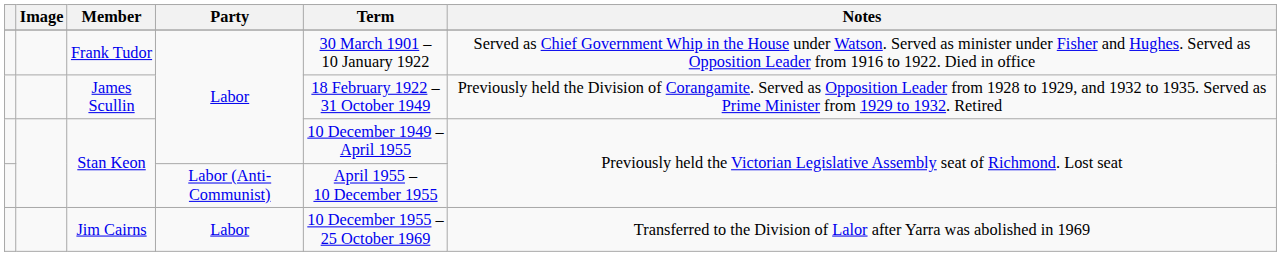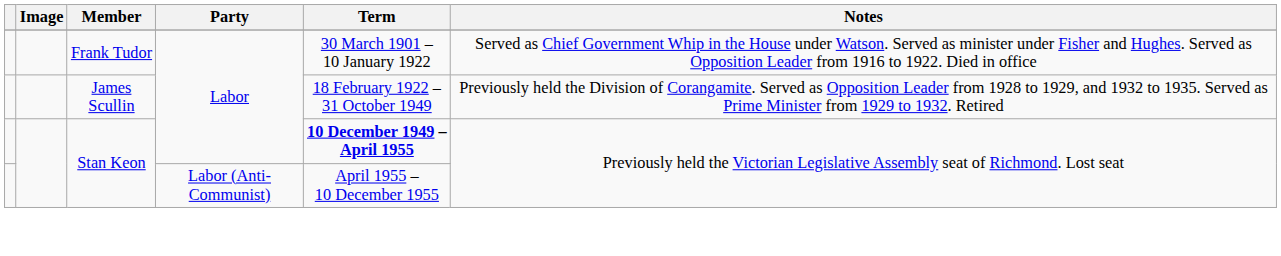(376, 140) normal -> (377, 140) bold
- row: (112, 229)
